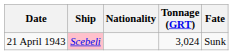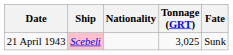(187, 41) 3,024 -> (187, 41) 3,025
